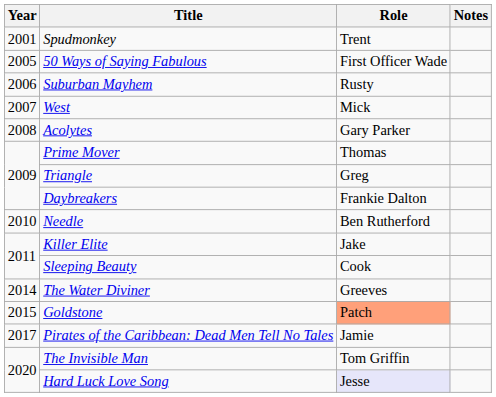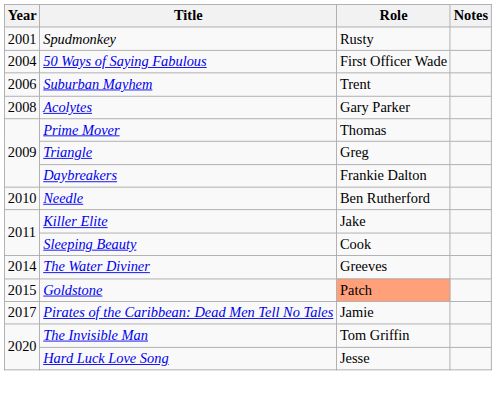(355, 38) Trent -> (357, 38) Rusty
(22, 61) 2005 -> (22, 61) 2004
(357, 84) Rusty -> (355, 84) Trent
- row: (57, 107)
(355, 381) lavender background -> (355, 358) no background
